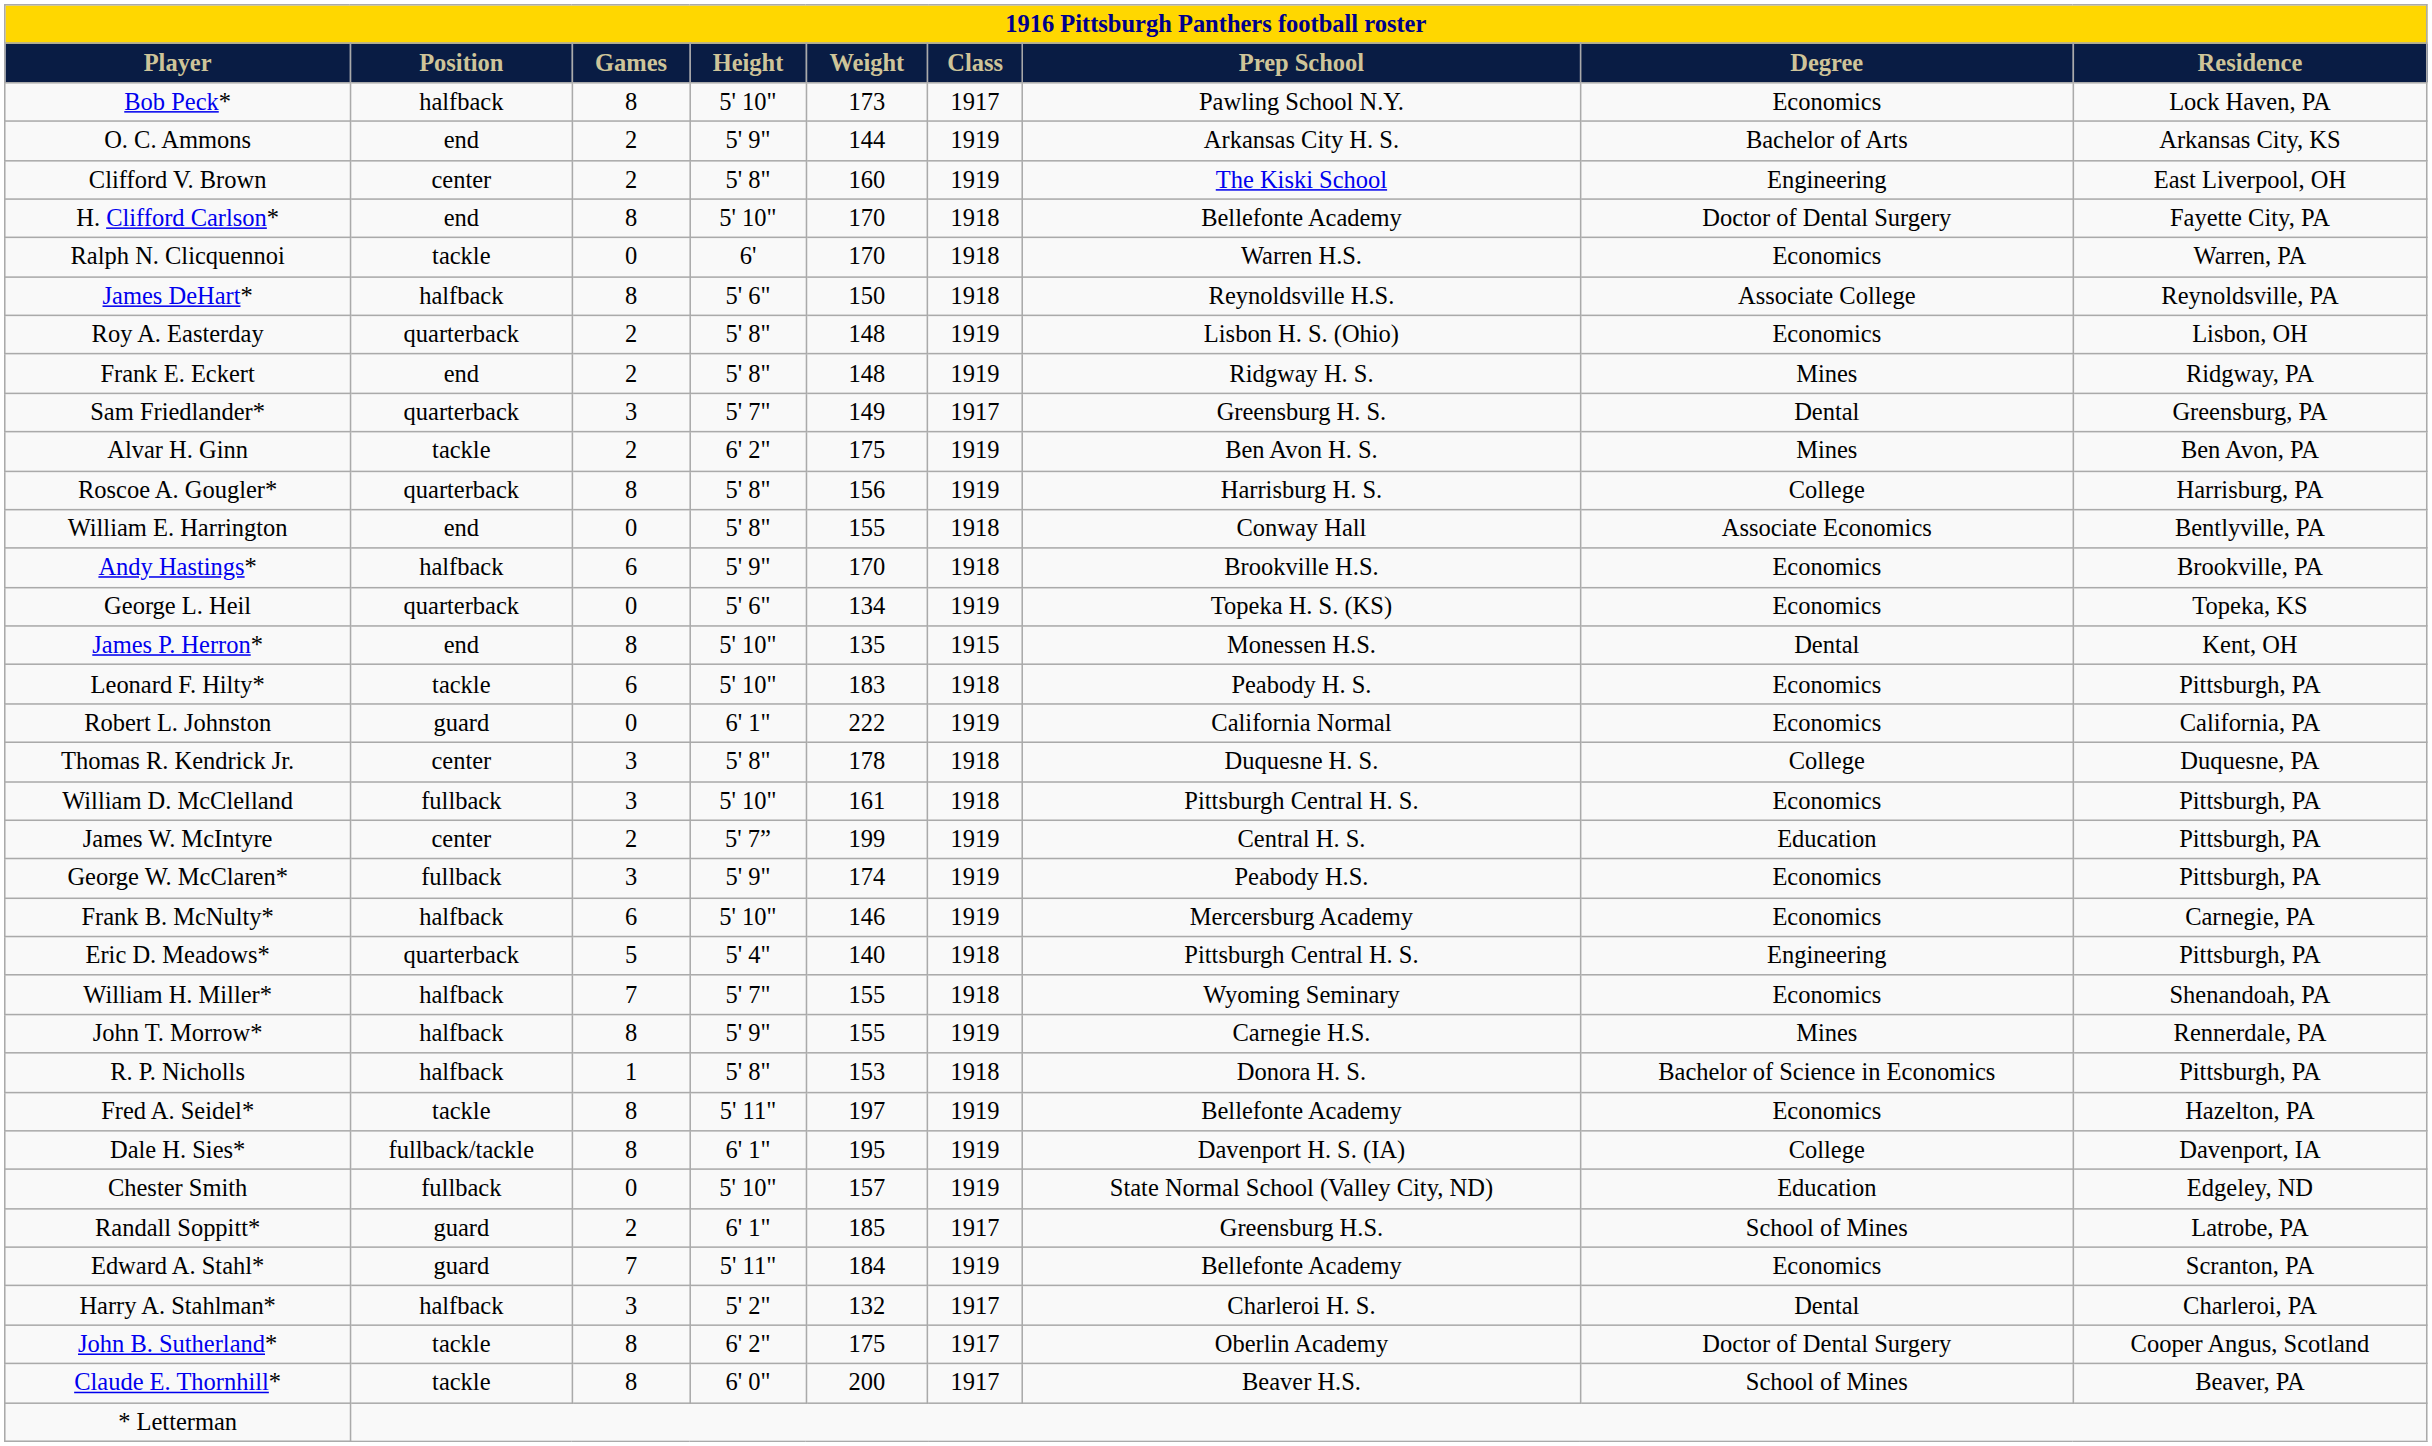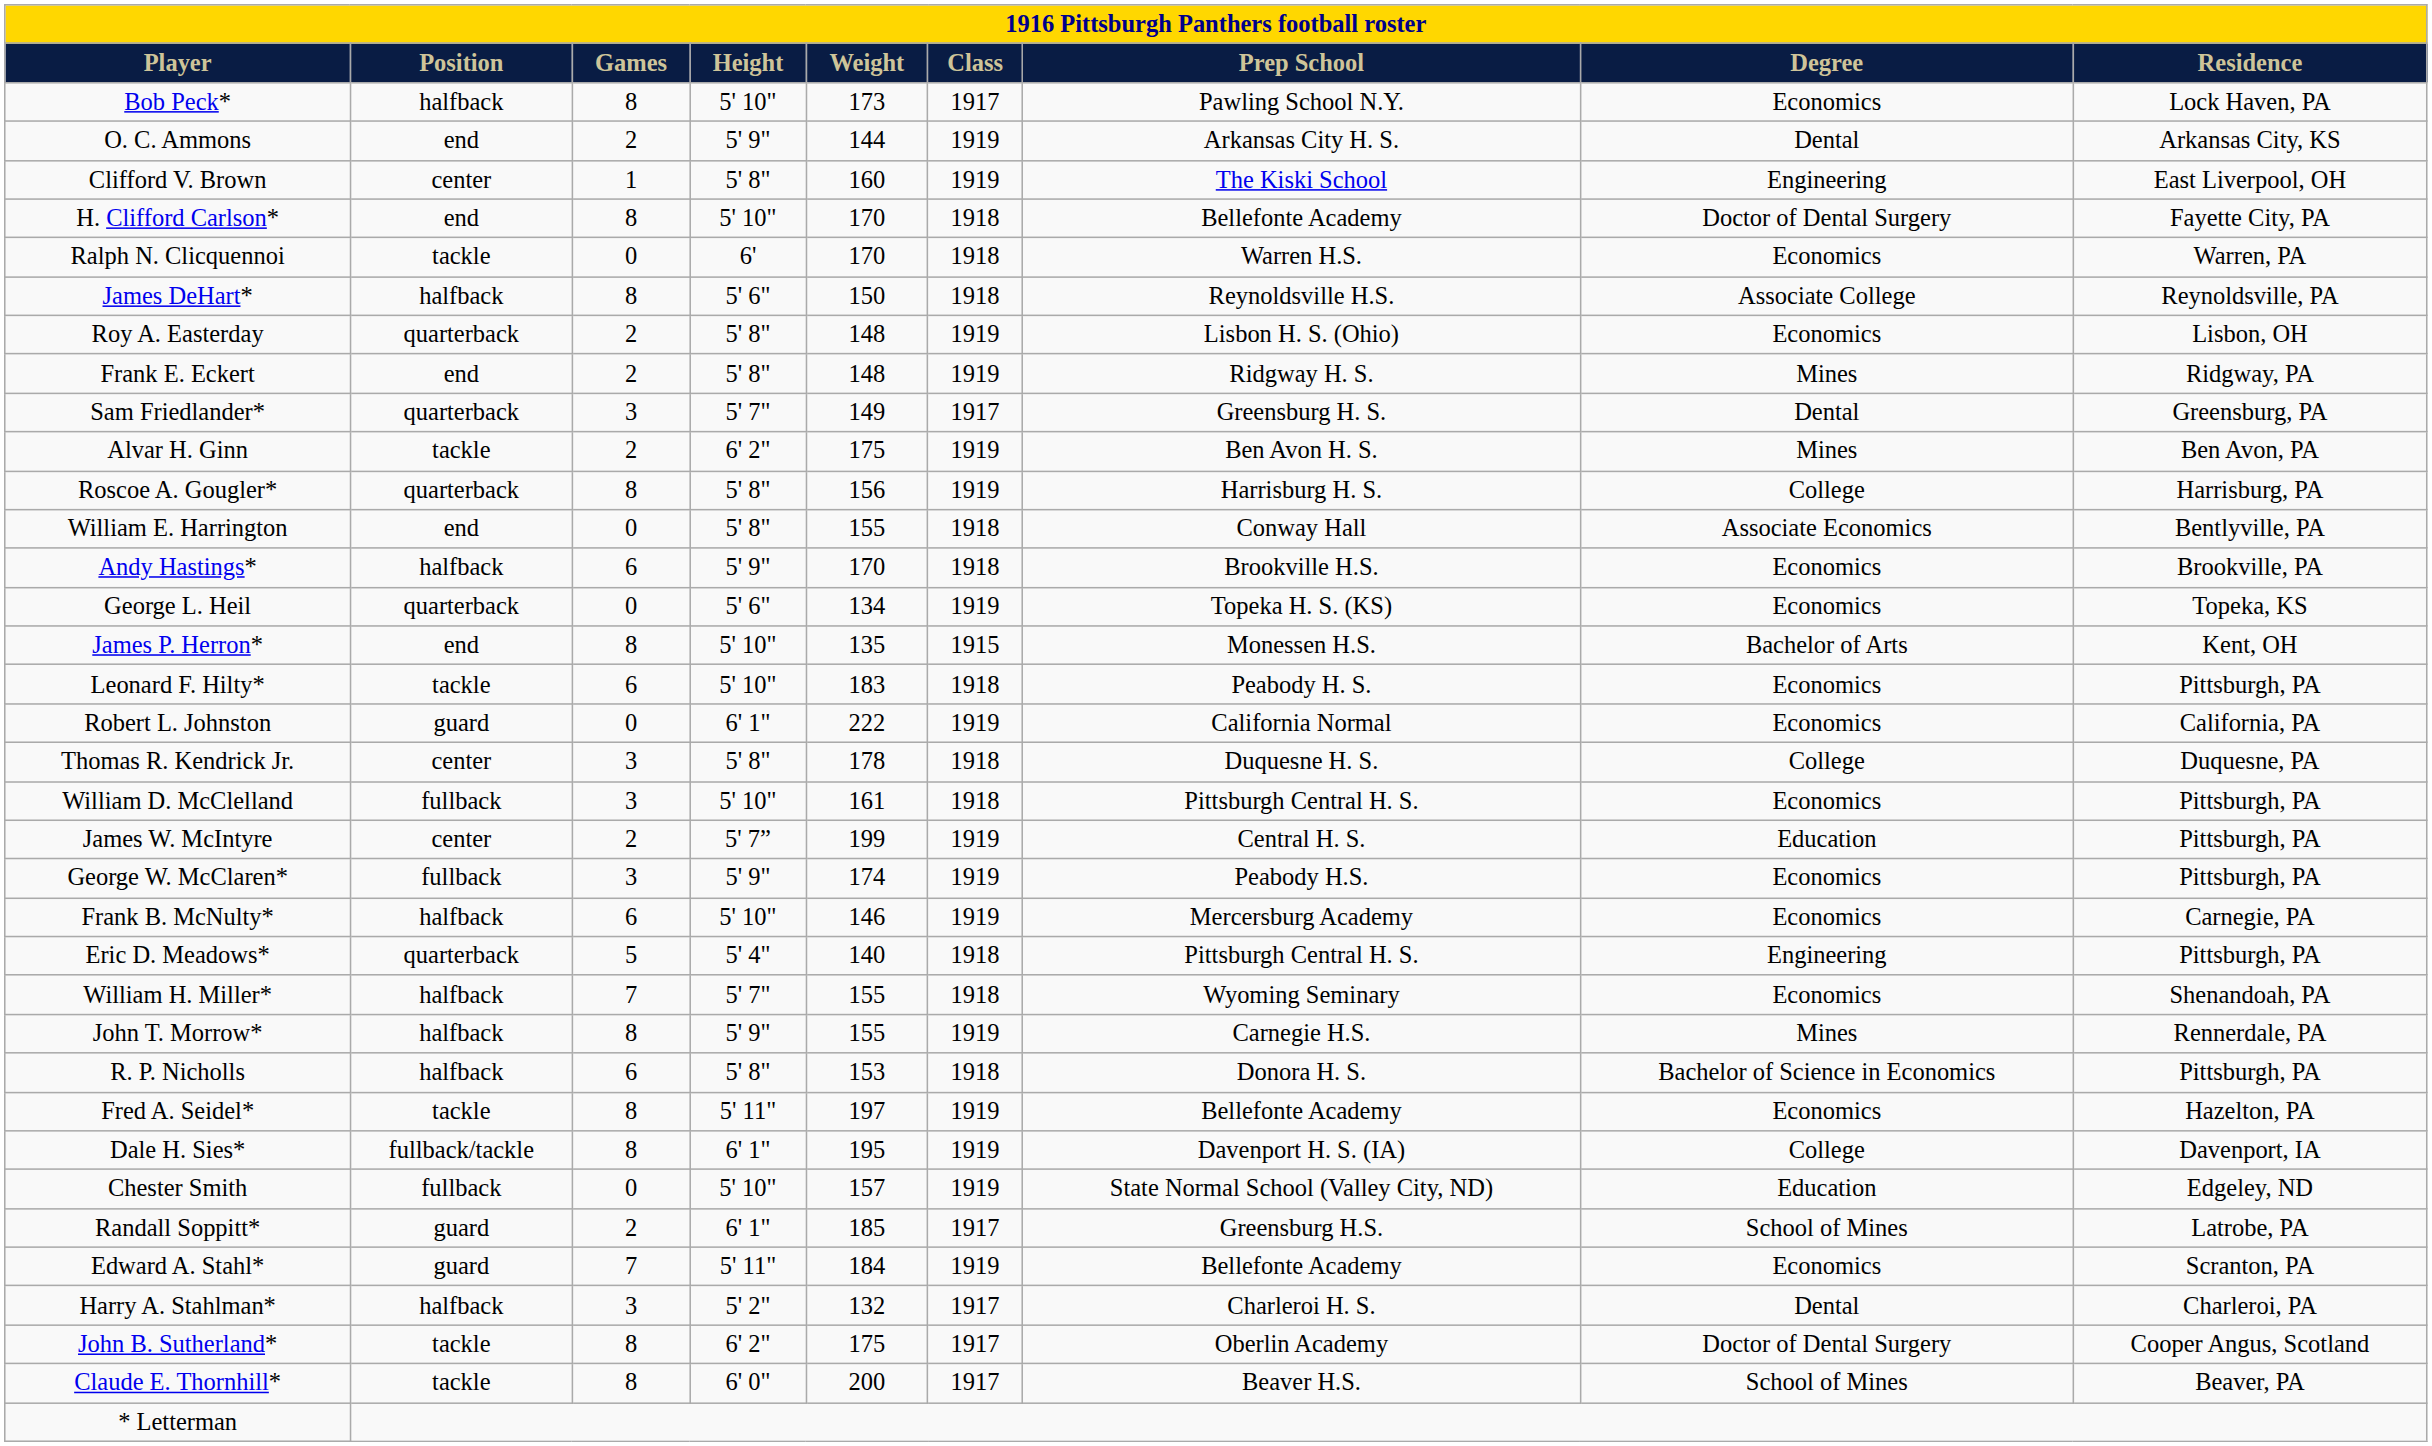(1827, 140) Bachelor of Arts -> (1827, 140) Dental
(631, 179) 2 -> (631, 179) 1
(1827, 645) Dental -> (1827, 645) Bachelor of Arts
(631, 1072) 1 -> (631, 1072) 6
